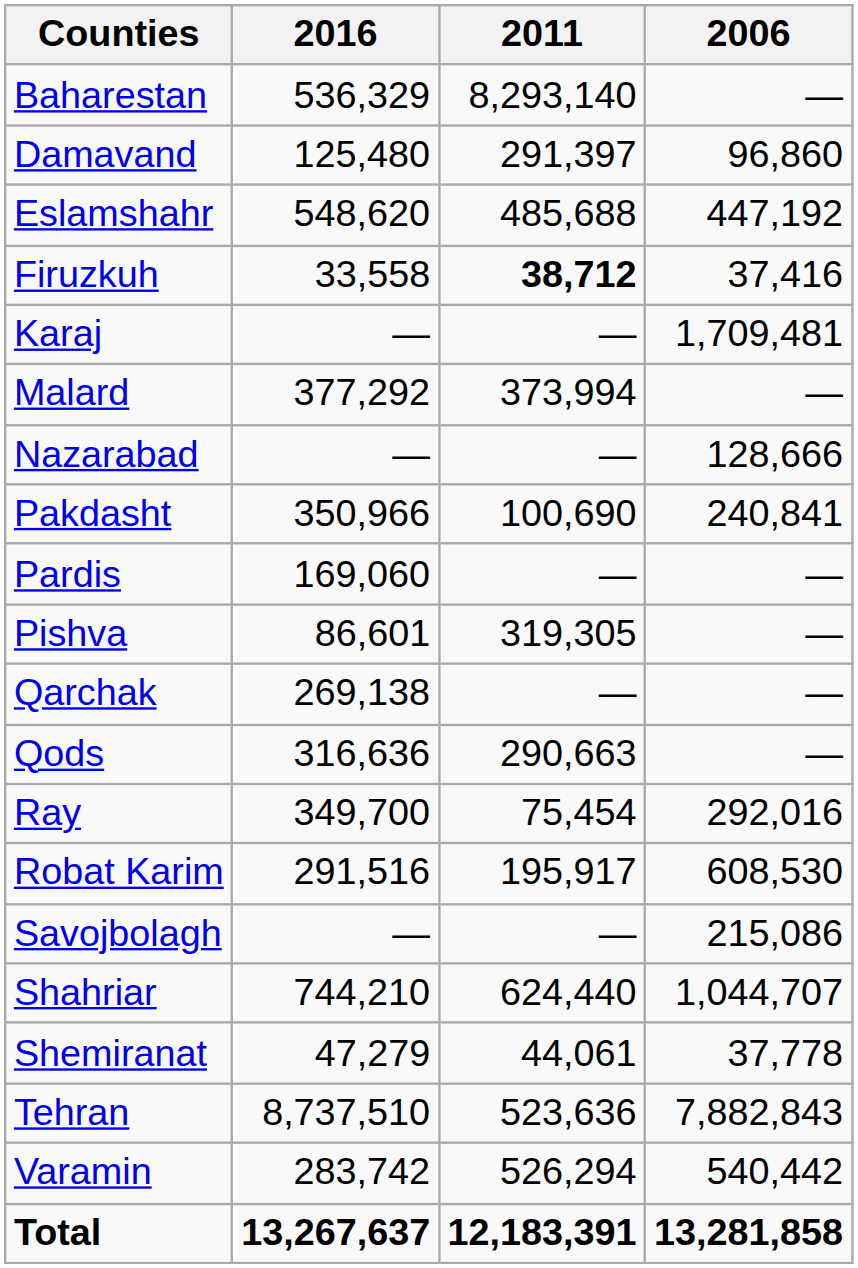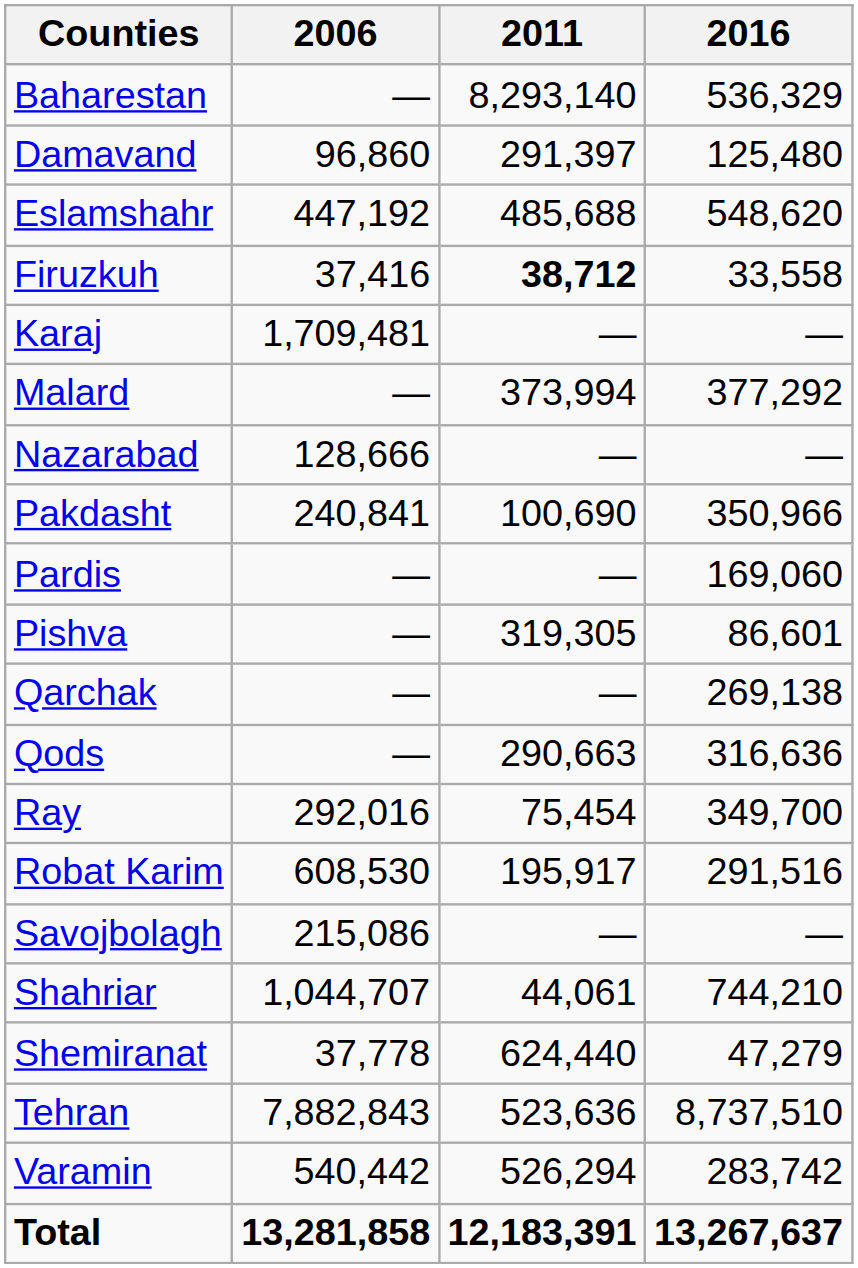columns swapped: (748, 34) <-> (336, 34)
(568, 992) 624,440 -> (579, 992) 44,061
(579, 1052) 44,061 -> (568, 1052) 624,440
